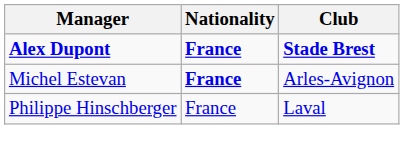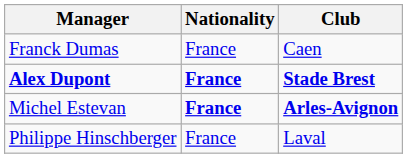+ row: (64, 49)
(339, 78) normal -> (341, 108) bold
